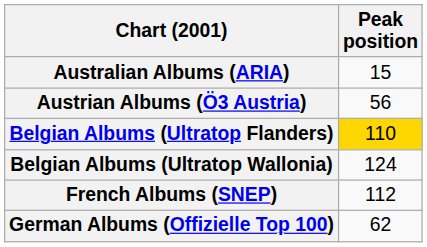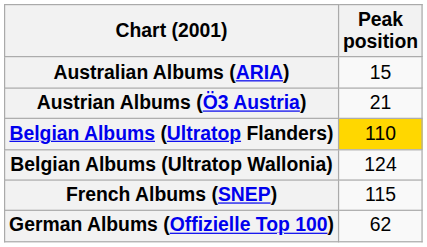(381, 103) 56 -> (381, 103) 21
(381, 195) 112 -> (381, 195) 115
